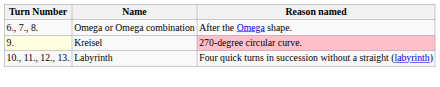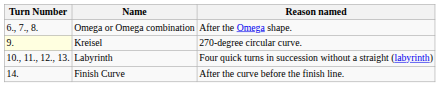(251, 43) pink background -> (251, 43) no background
+ row: (99, 74)
